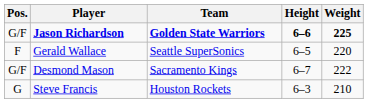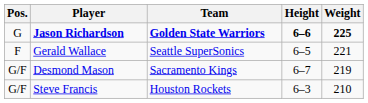(17, 32) G/F -> (17, 32) G
(342, 51) 220 -> (342, 51) 221
(342, 70) 222 -> (342, 70) 219
(17, 88) G -> (17, 88) G/F
